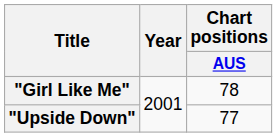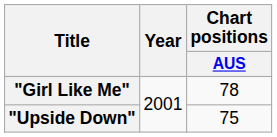(229, 118) 77 -> (229, 118) 75
